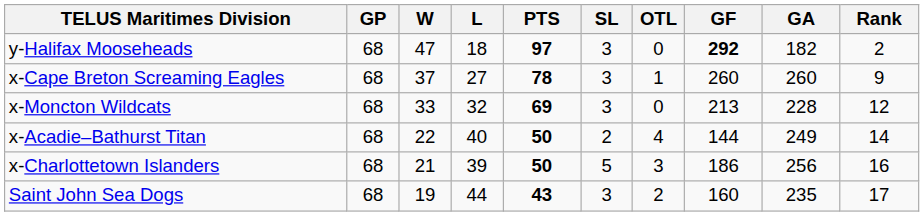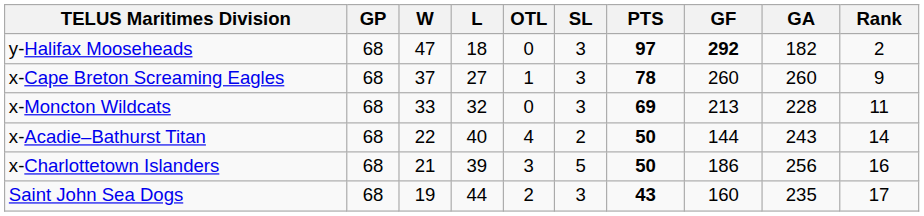columns swapped: (658, 19) <-> (542, 19)
(879, 107) 12 -> (879, 107) 11
(801, 136) 249 -> (801, 136) 243
